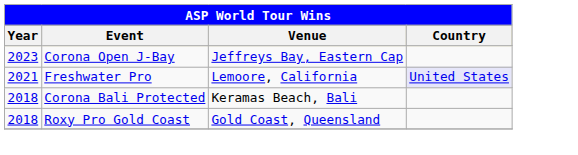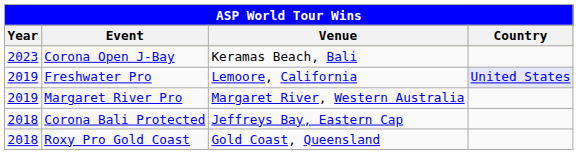(307, 56) Jeffreys Bay, Eastern Cap -> (284, 56) Keramas Beach, Bali
(23, 77) 2021 -> (23, 77) 2019
+ row: (113, 98)
(284, 98) Keramas Beach, Bali -> (307, 119) Jeffreys Bay, Eastern Cap
